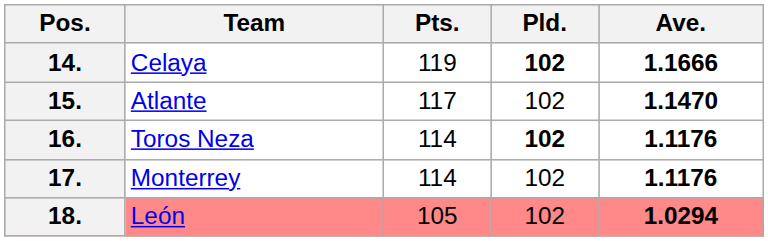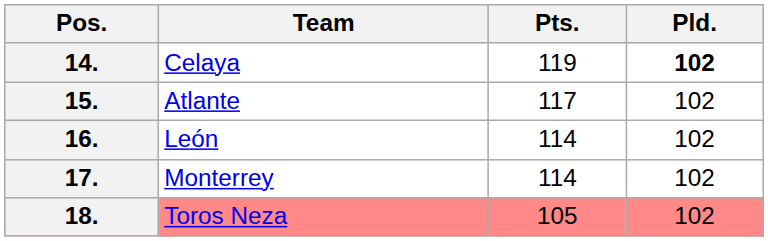- column: (681, 23)
(192, 139) Toros Neza -> (191, 139) León
(545, 139) bold -> (695, 139) normal
(158, 216) León -> (226, 216) Toros Neza
